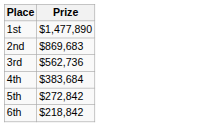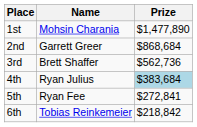+ column: (86, 12)
(61, 46) $869,683 -> (159, 46) $868,684
(61, 79) no background -> (159, 79) lightblue background
(61, 96) $272,842 -> (159, 96) $272,841
